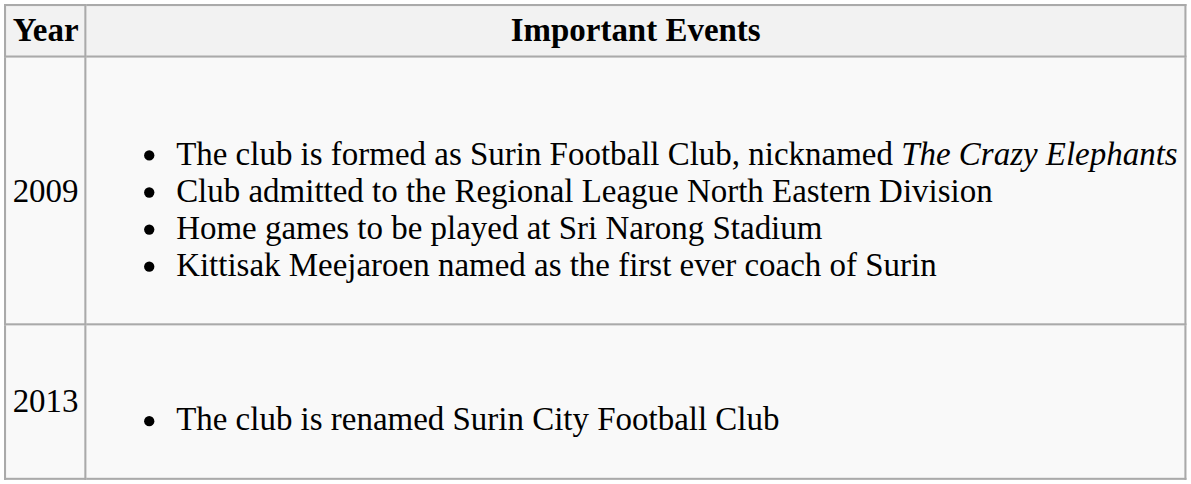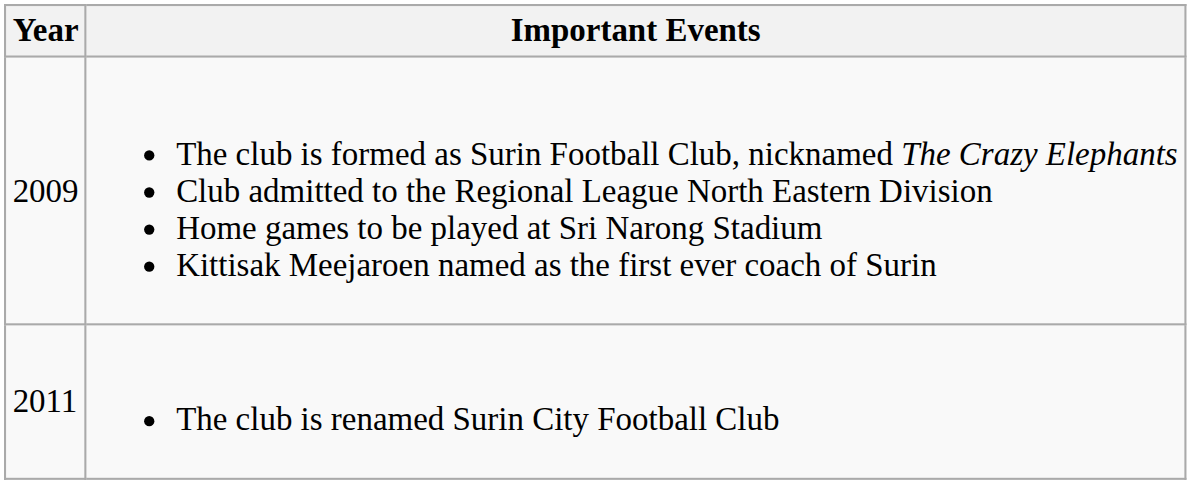(46, 400) 2013 -> (45, 400) 2011
